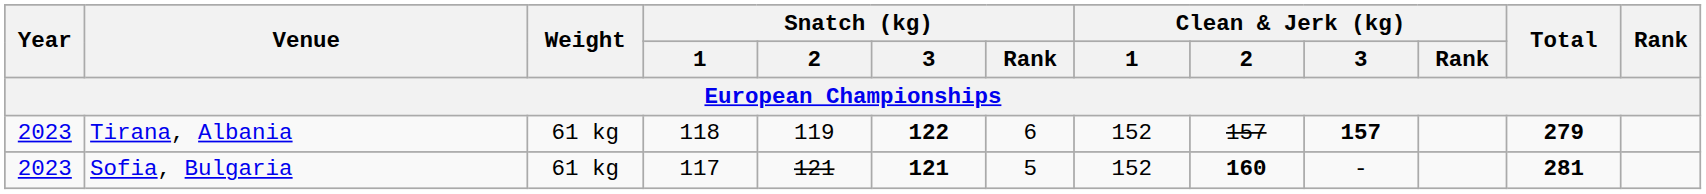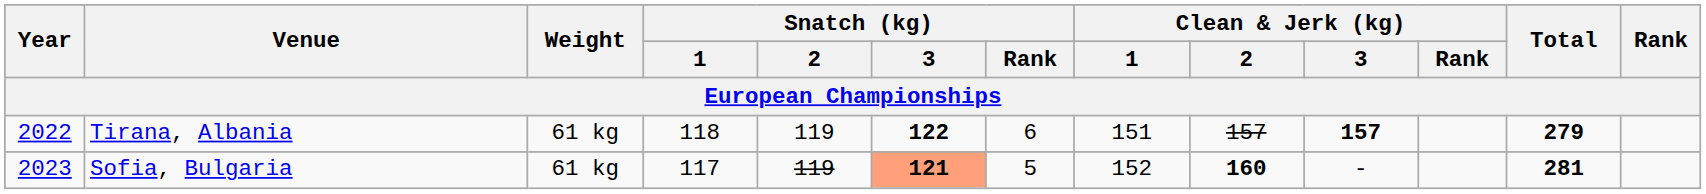(45, 133) 2023 -> (45, 133) 2022
(1132, 133) 152 -> (1132, 133) 151
(814, 170) 121 -> (814, 170) 119
(929, 170) no background -> (929, 170) lightsalmon background
